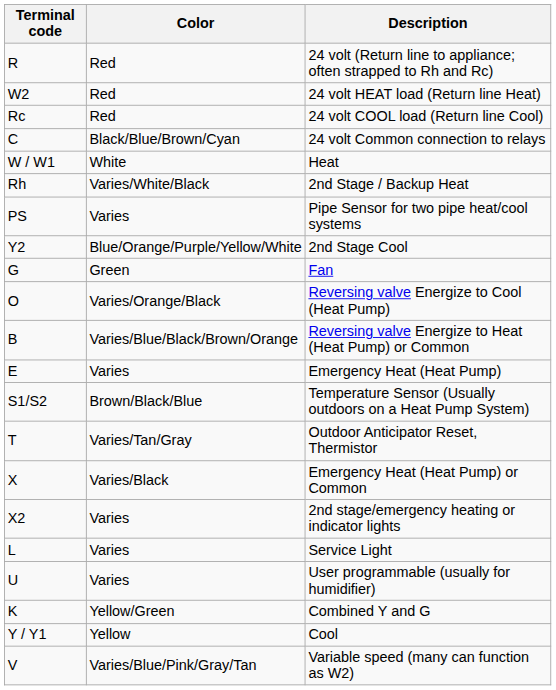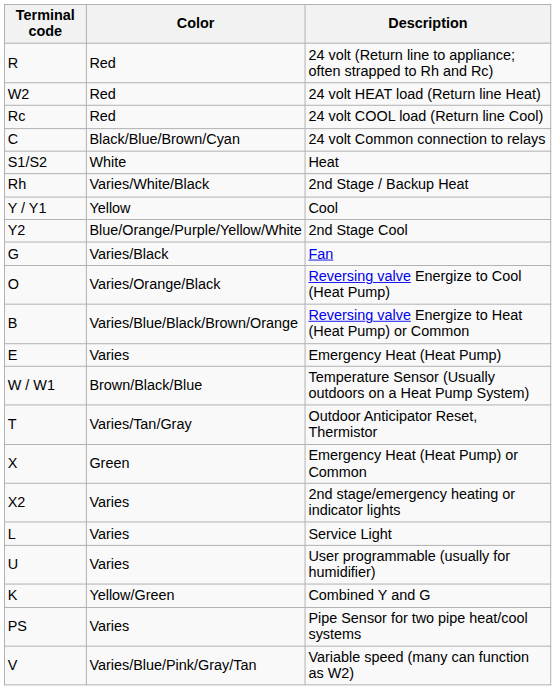(31, 162) W / W1 -> (27, 162) S1/S2
rows swapped: (323, 634) <-> (418, 216)
(109, 270) Green -> (129, 253) Varies/Black
(27, 401) S1/S2 -> (31, 385) W / W1
(129, 479) Varies/Black -> (109, 463) Green
